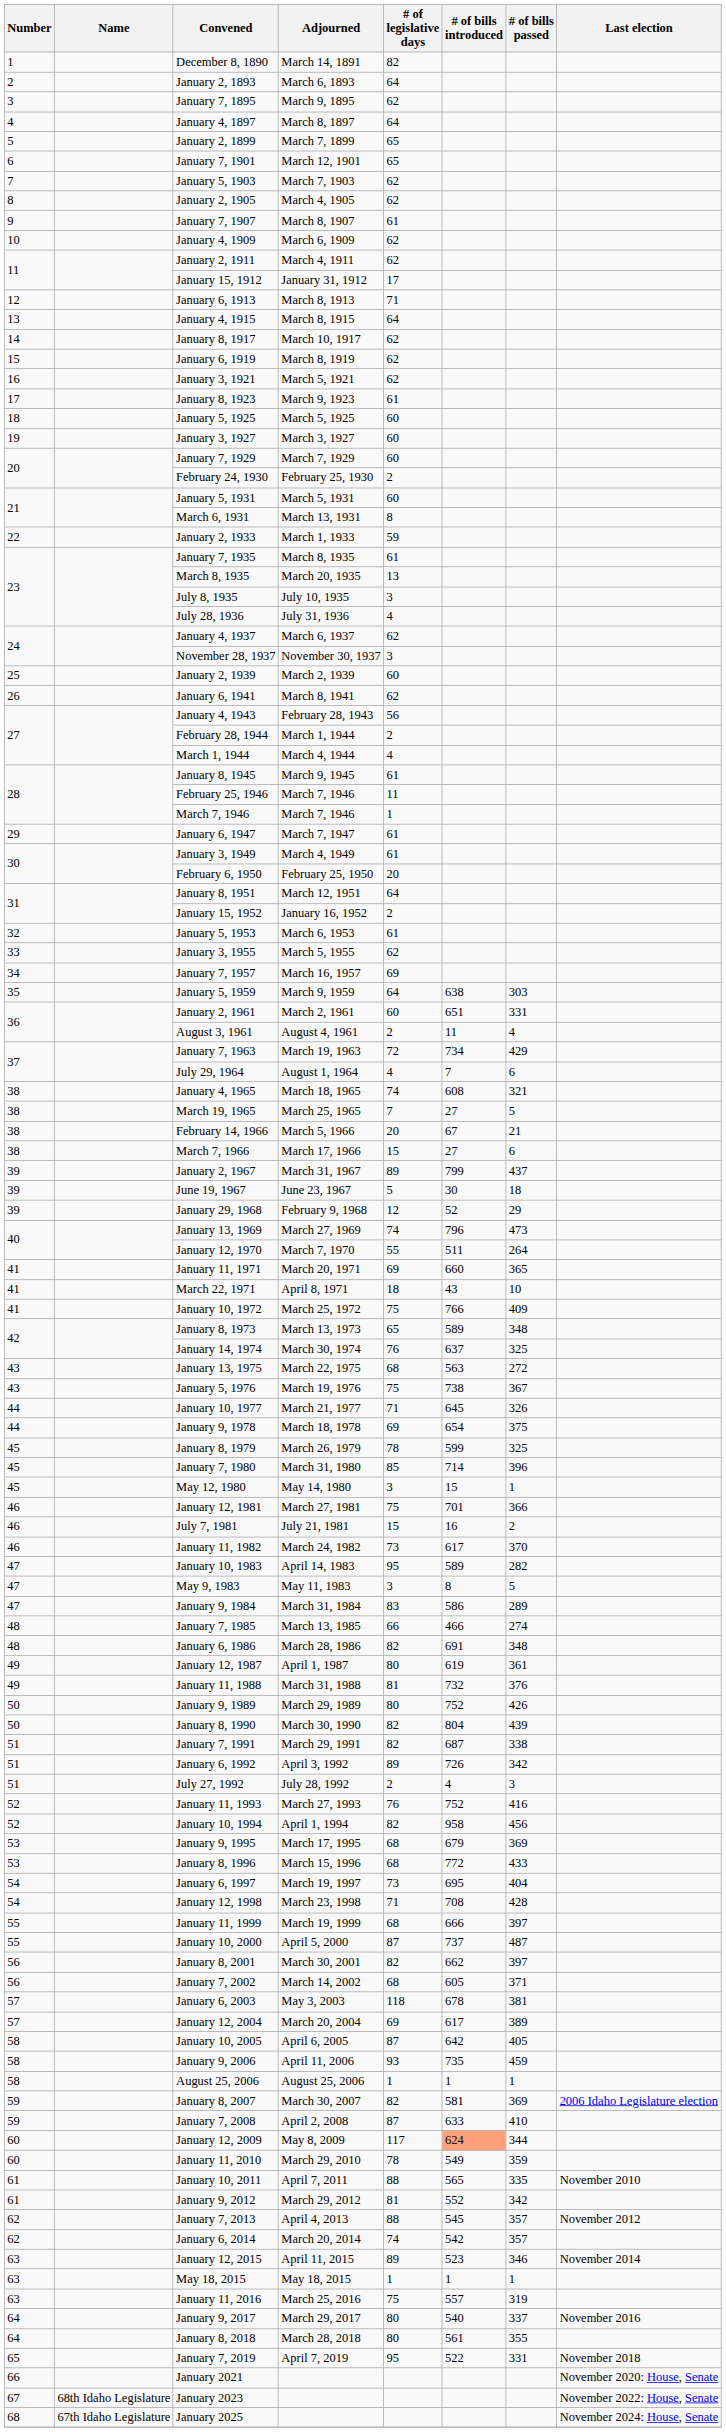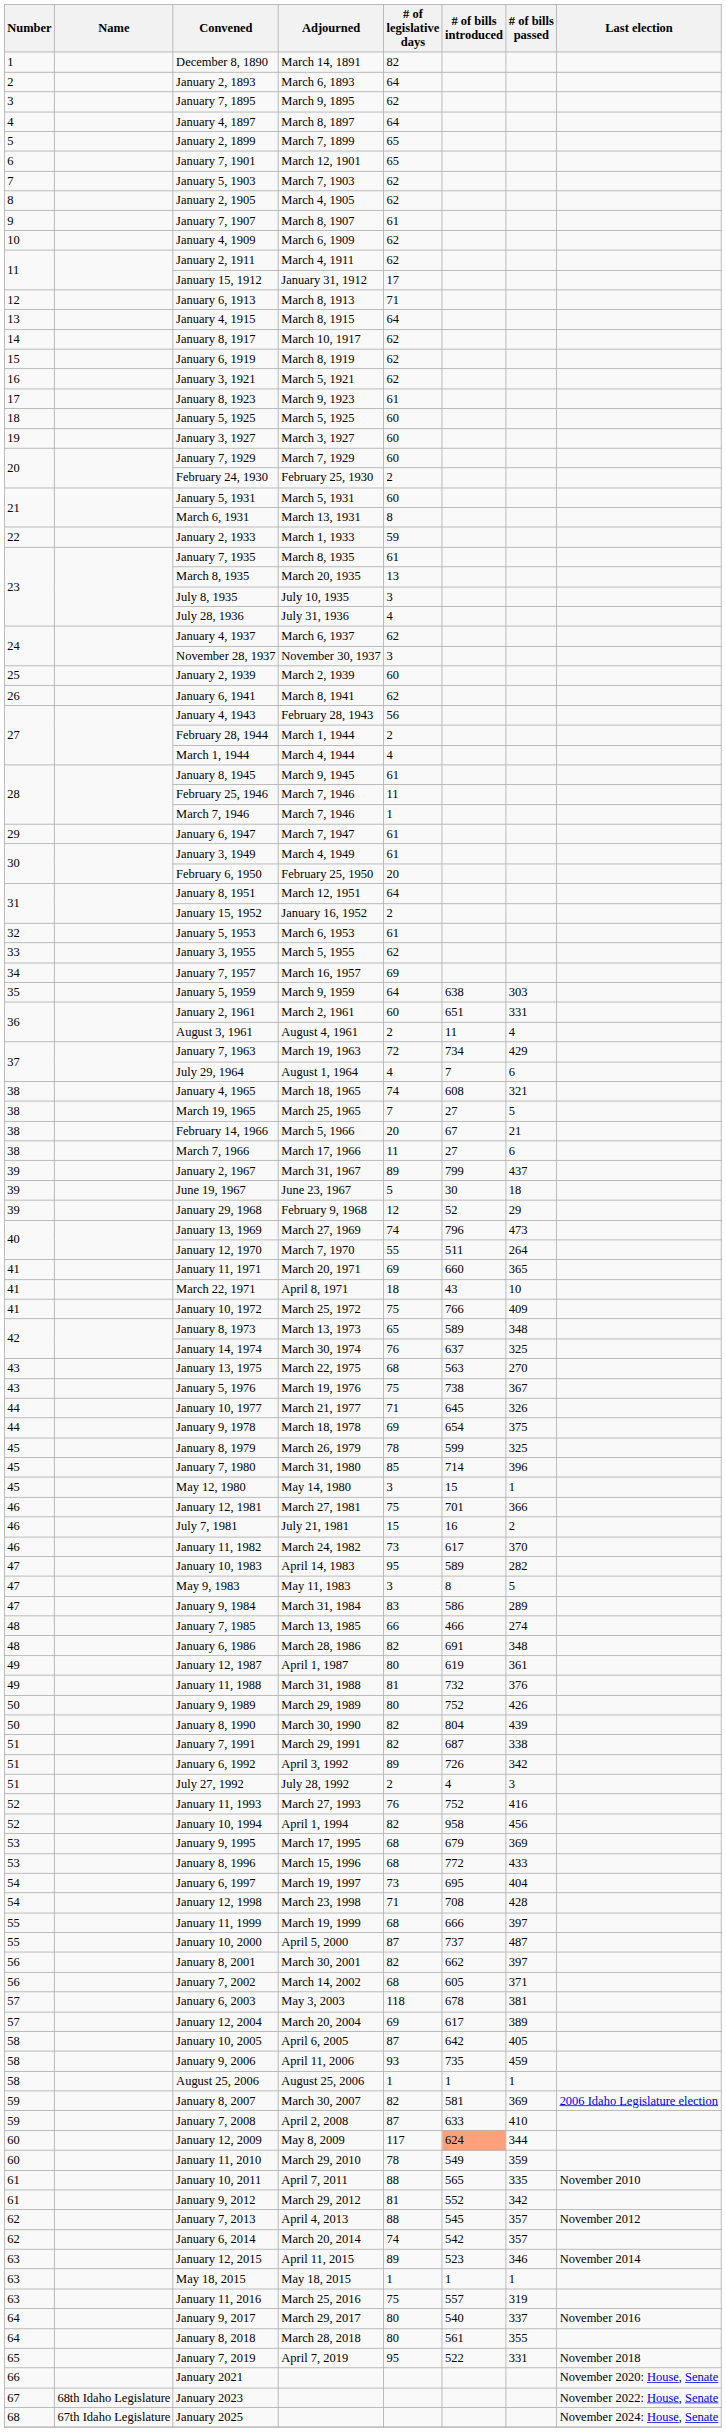(393, 1150) 15 -> (393, 1150) 11
(518, 1368) 272 -> (518, 1368) 270
